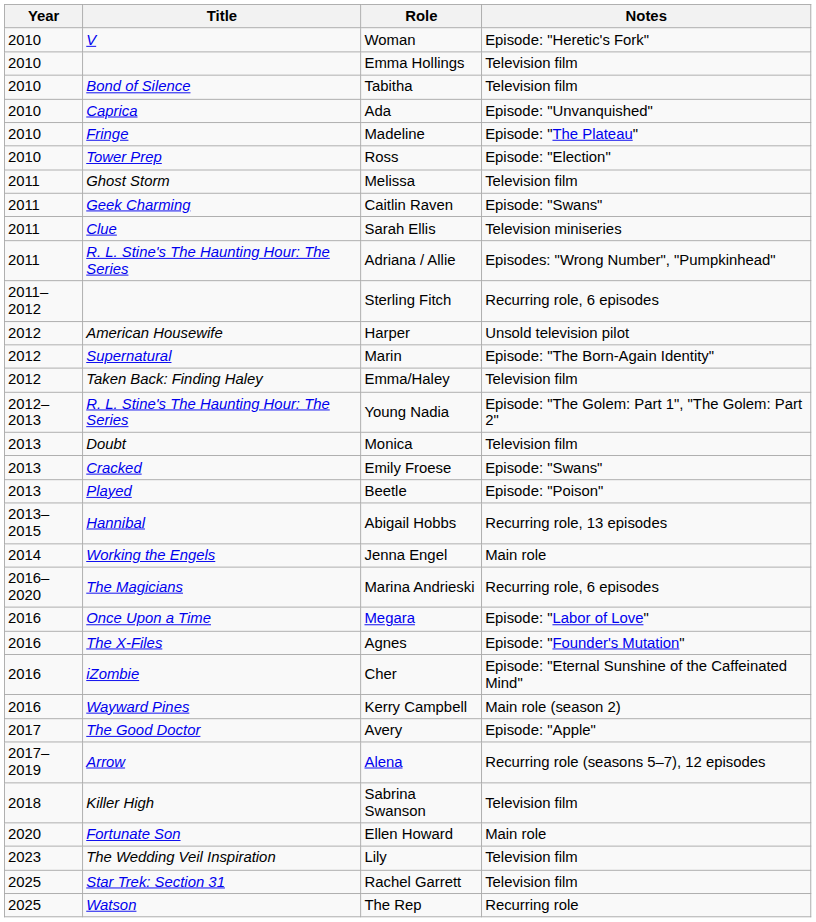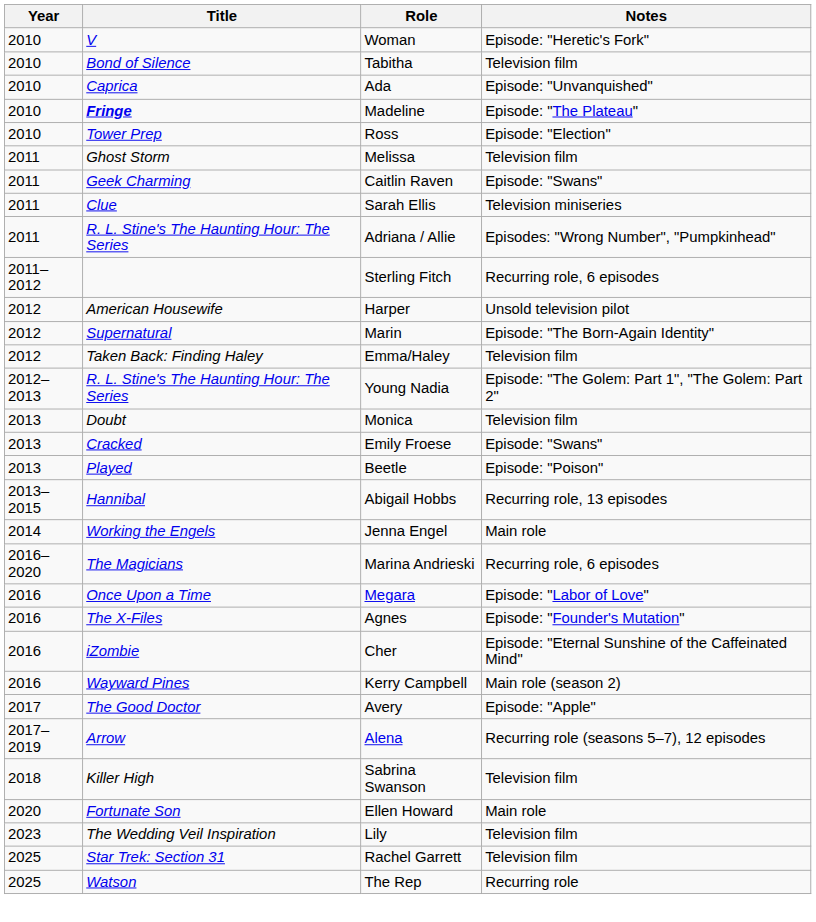- row: (415, 63)
(107, 134) normal -> (109, 110) bold
